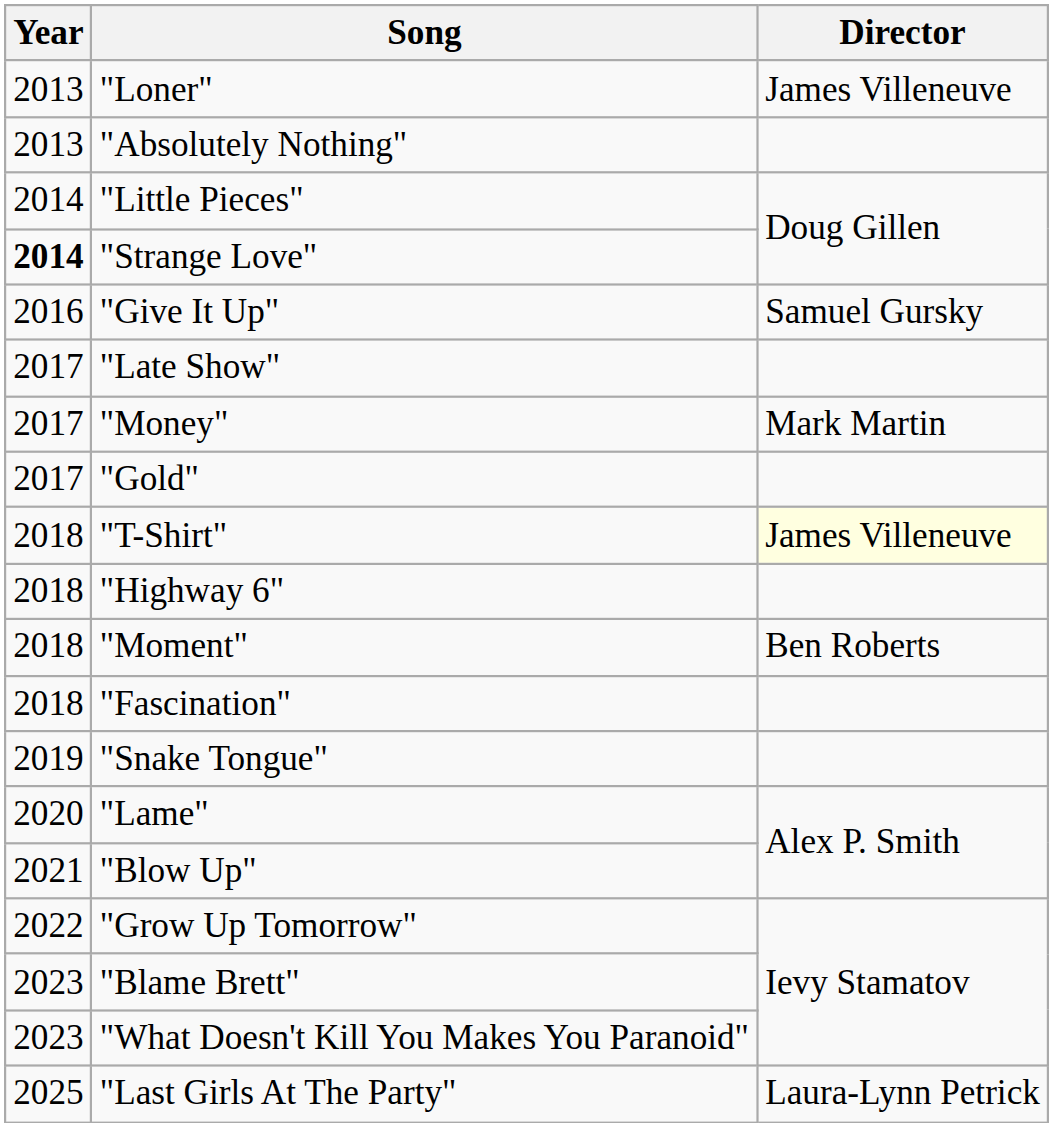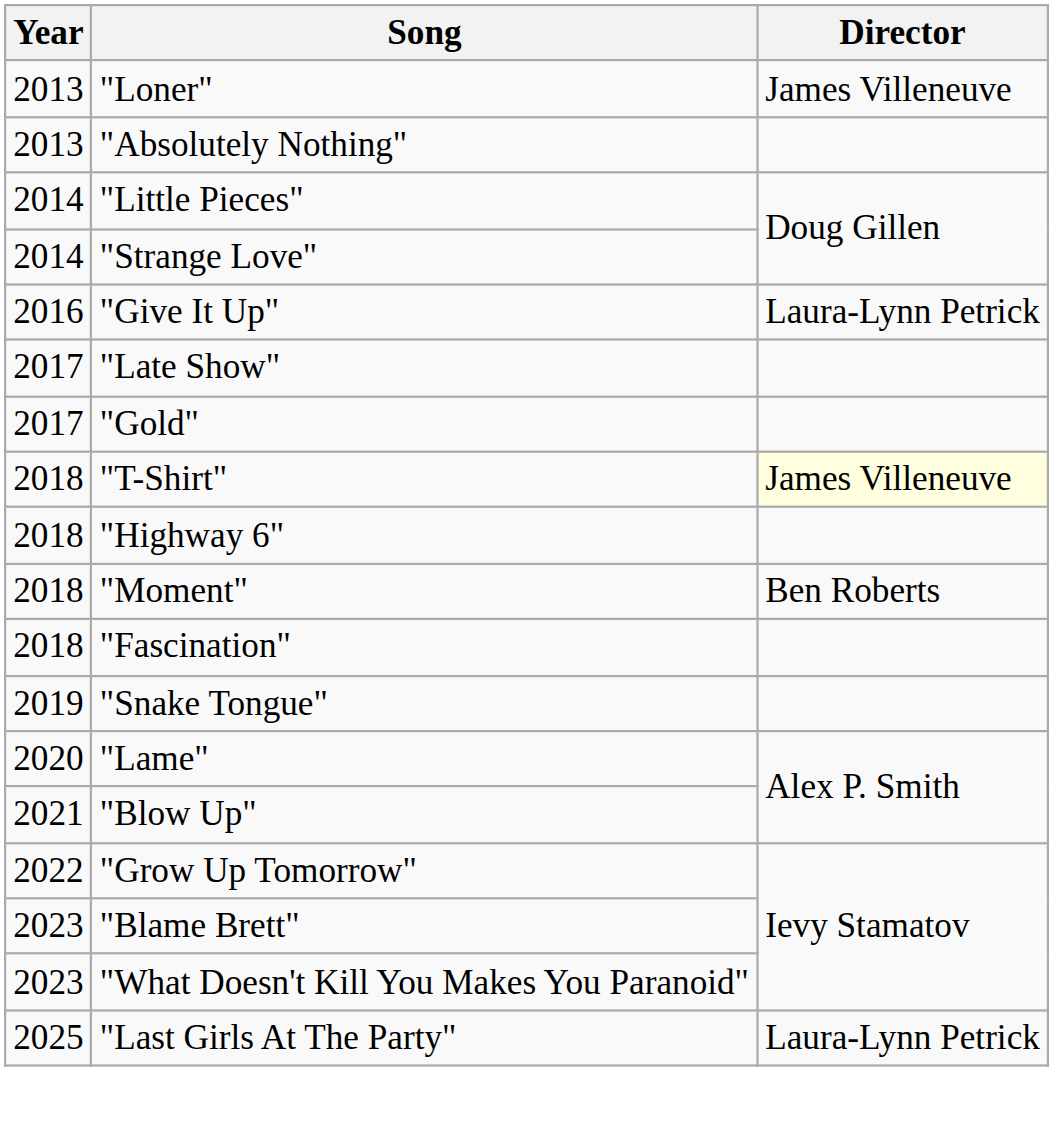(48, 255) bold -> (48, 255) normal
(874, 311) Samuel Gursky -> (903, 311) Laura-Lynn Petrick
- row: (164, 423)
